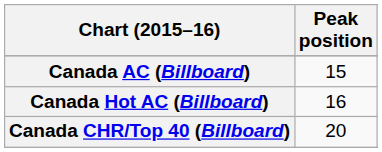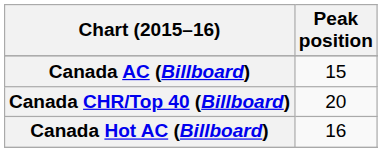rows swapped: (150, 131) <-> (150, 101)
